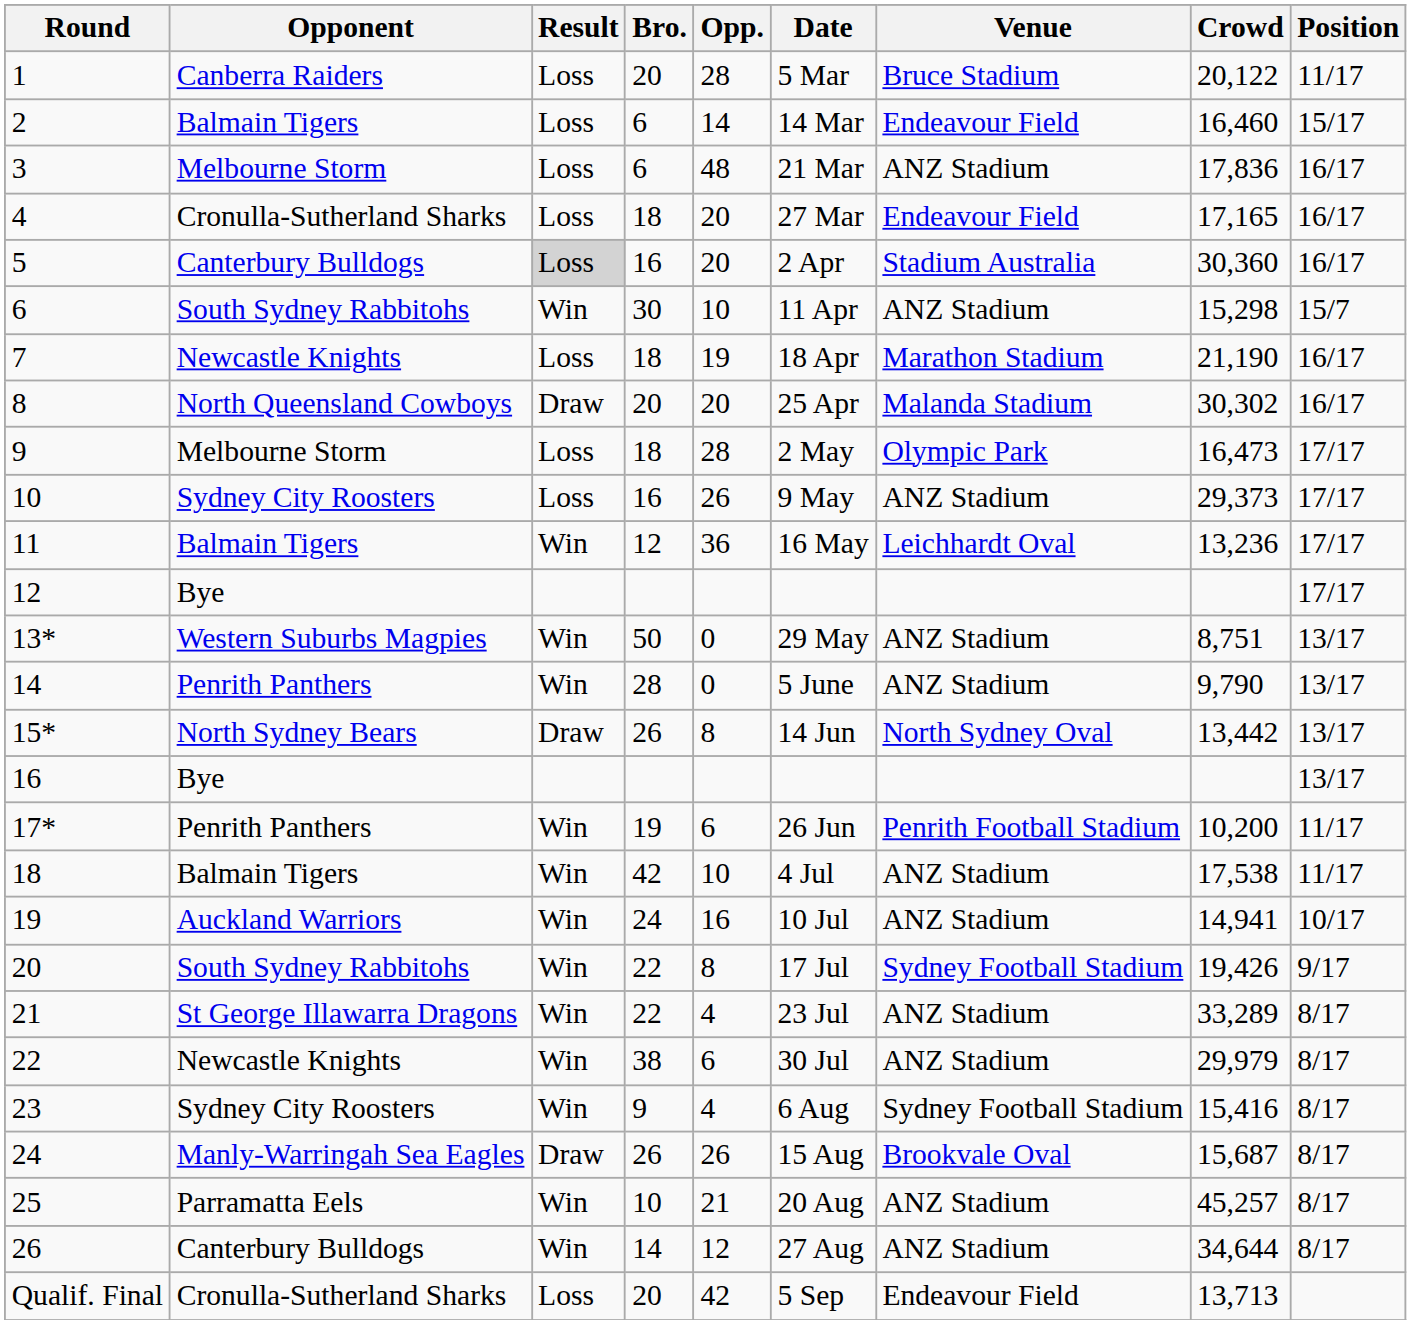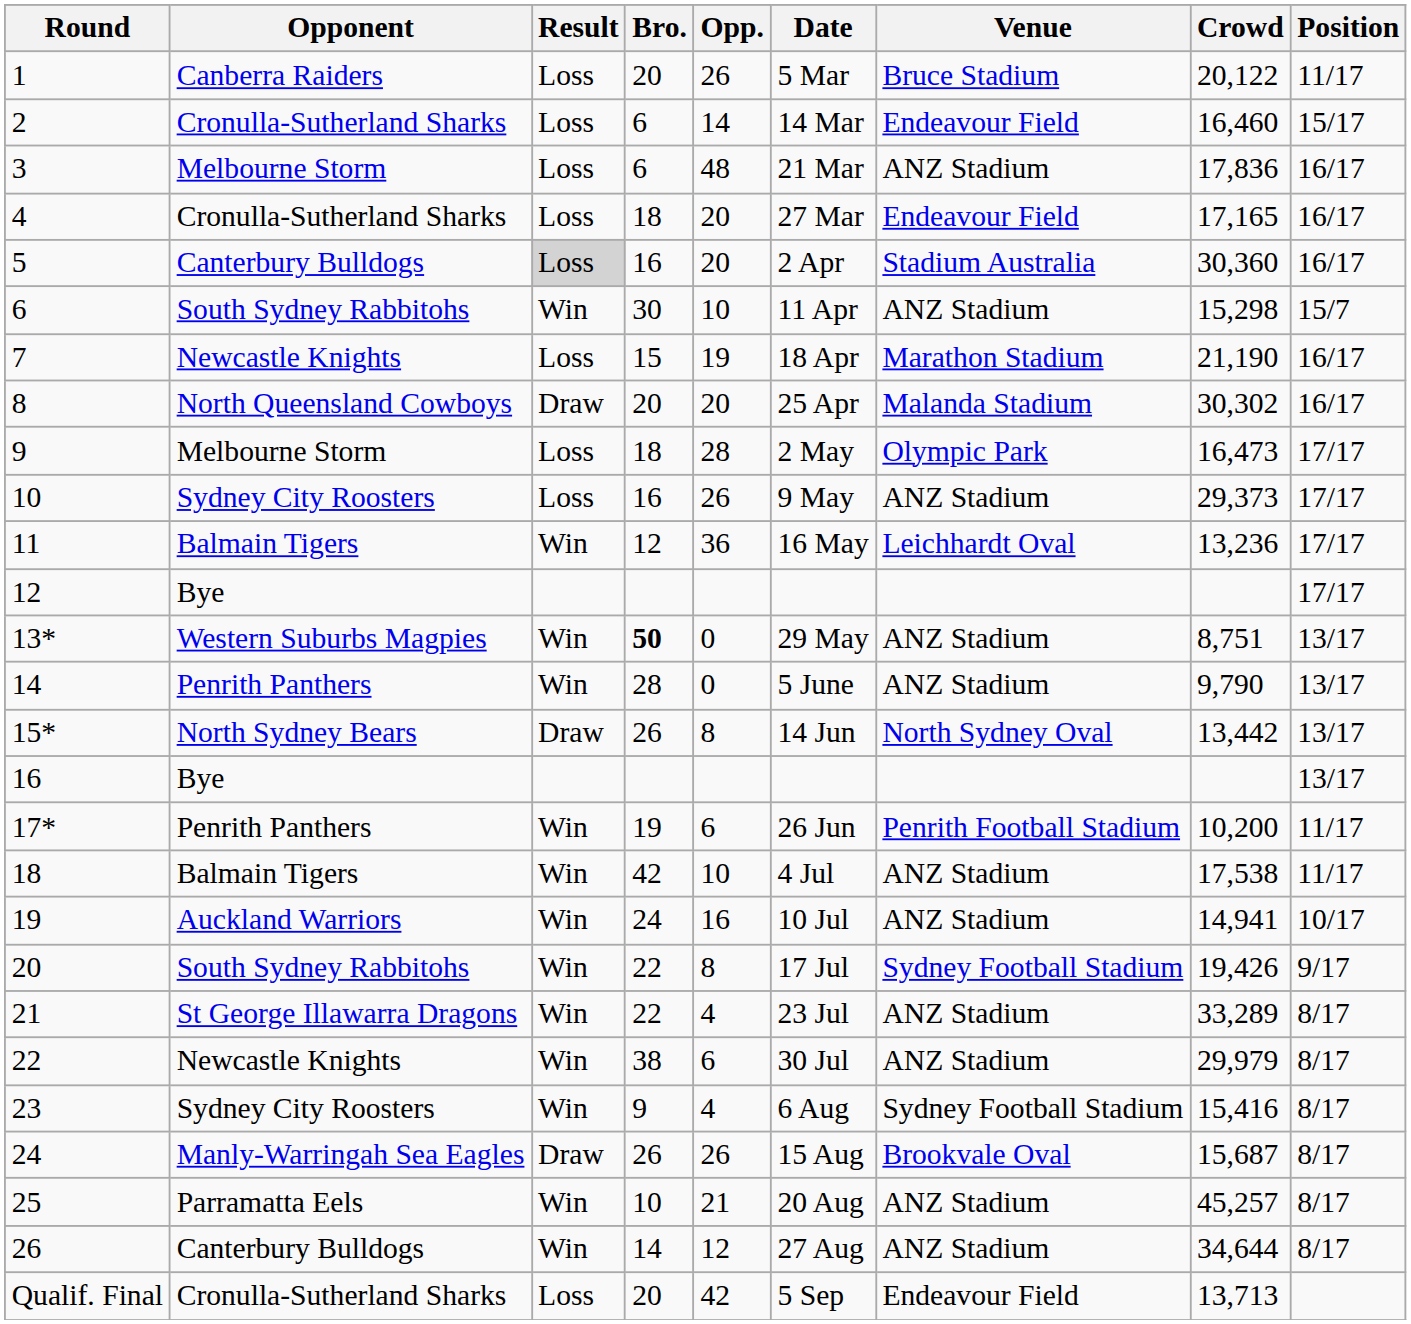(715, 74) 28 -> (715, 74) 26
(268, 121) Balmain Tigers -> (341, 121) Cronulla-Sutherland Sharks
(647, 356) 18 -> (647, 356) 15
(647, 638) normal -> (647, 638) bold
